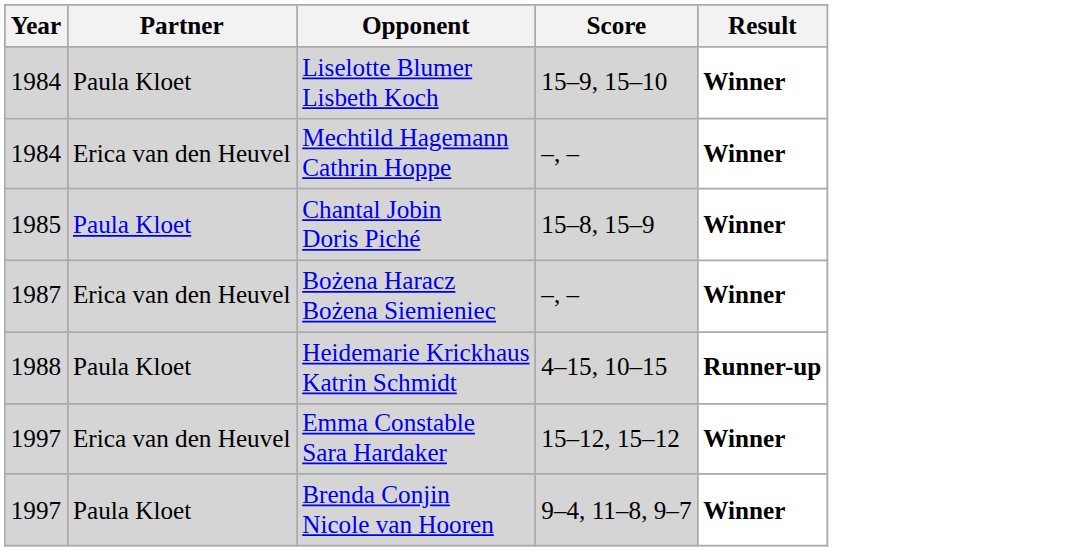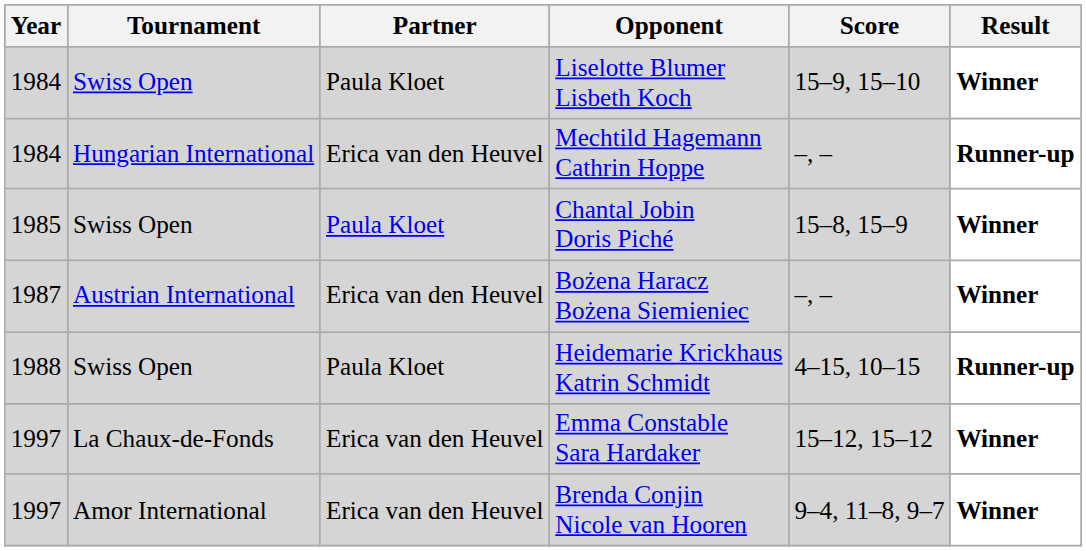+ column: (194, 25)
(744, 153) Winner -> (1015, 153) Runner-up
(132, 509) Paula Kloet -> (435, 509) Erica van den Heuvel
